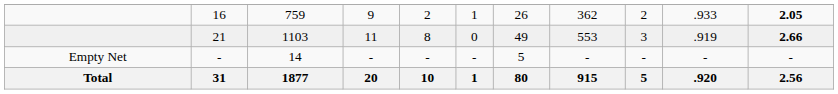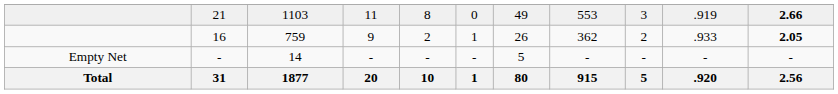rows swapped: (219, 15) <-> (219, 36)
